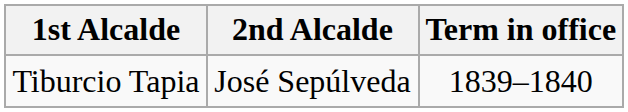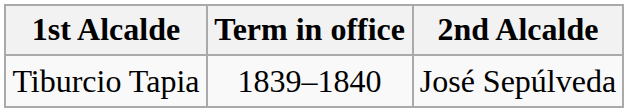columns swapped: (312, 29) <-> (521, 29)
